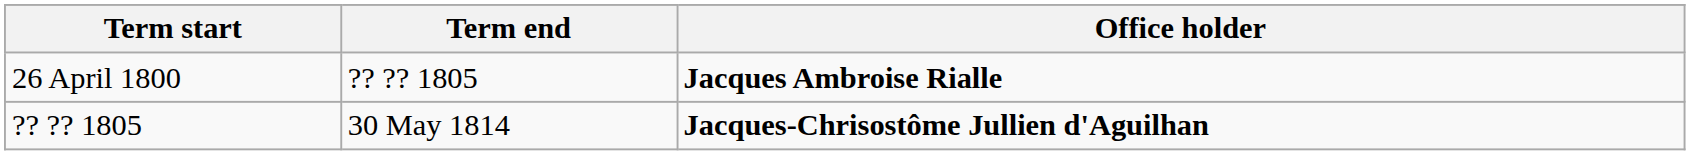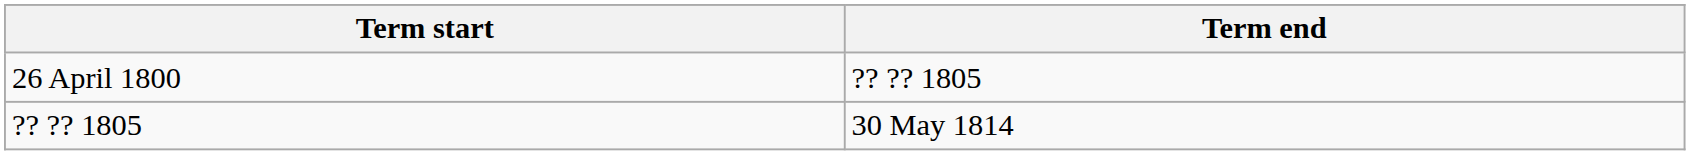- column: (1180, 28)
